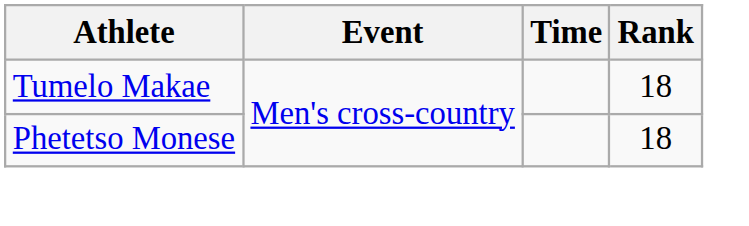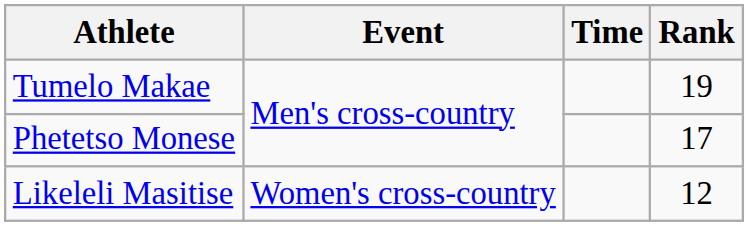(656, 85) 18 -> (697, 85) 19
(656, 139) 18 -> (697, 139) 17
+ row: (123, 193)
